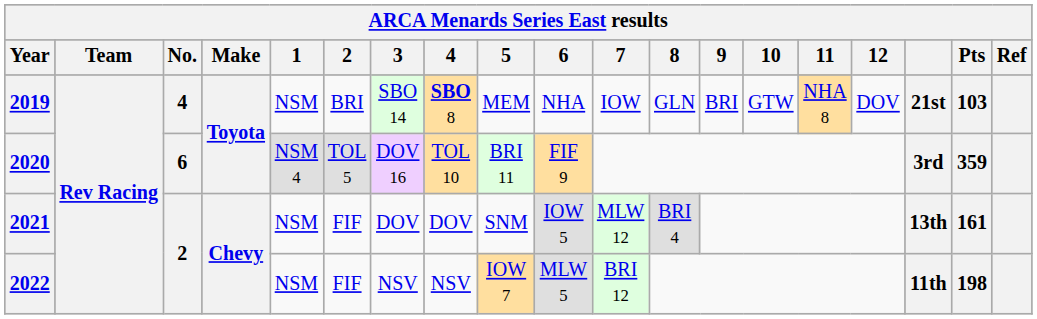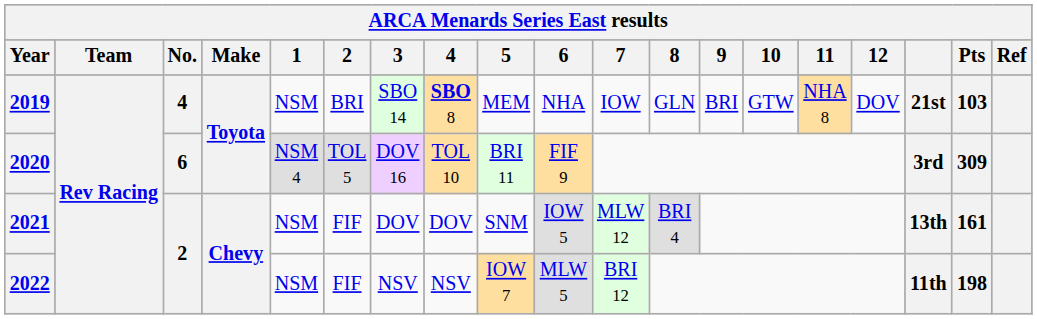(972, 163) 359 -> (972, 163) 309
